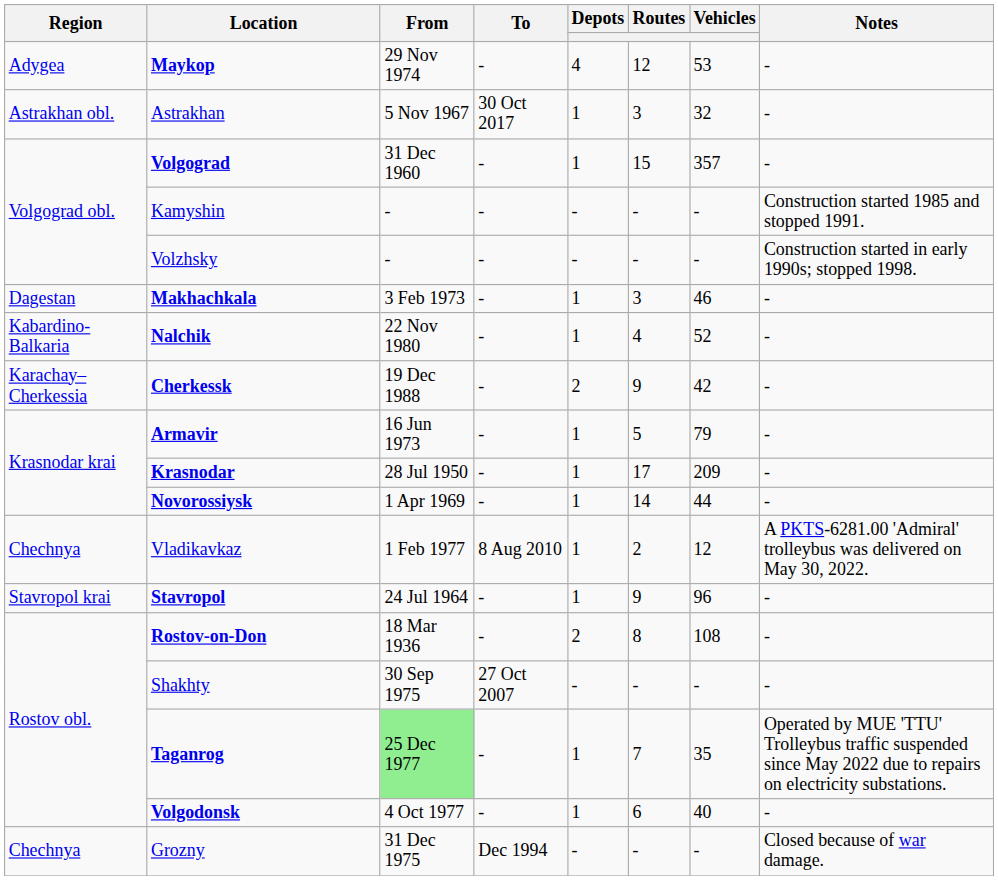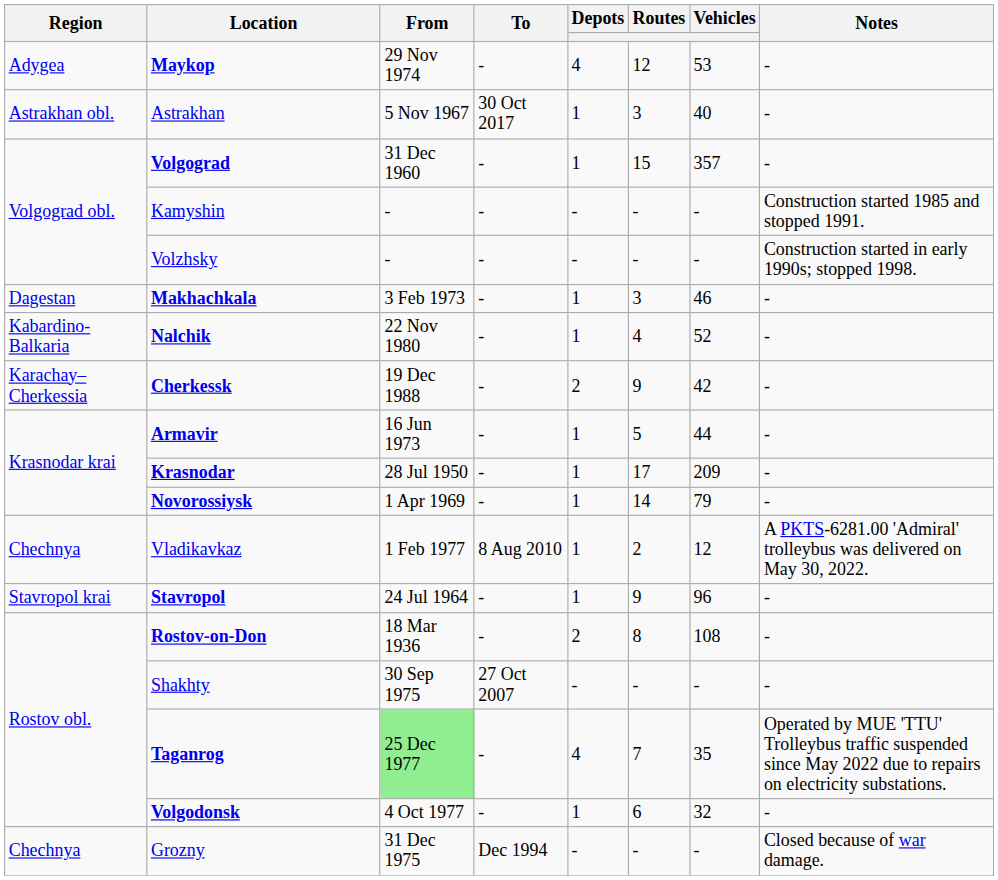(703, 114) 32 -> (703, 114) 40
(703, 433) 79 -> (703, 433) 44
(703, 500) 44 -> (703, 500) 79
(576, 753) 1 -> (576, 753) 4
(703, 812) 40 -> (703, 812) 32
